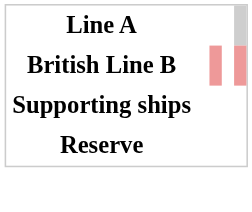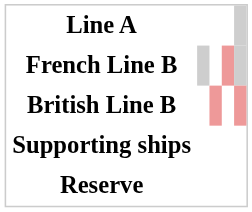+ row: (102, 65)
